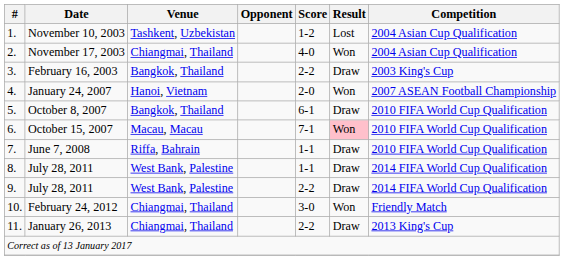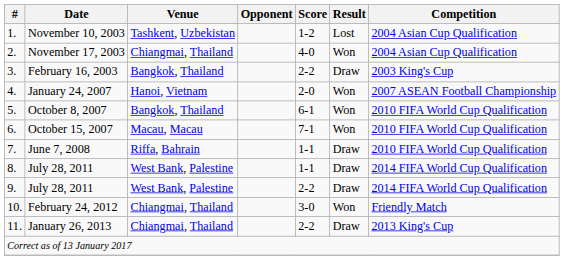(346, 110) Draw -> (344, 110) Won
(344, 129) pink background -> (344, 129) no background
